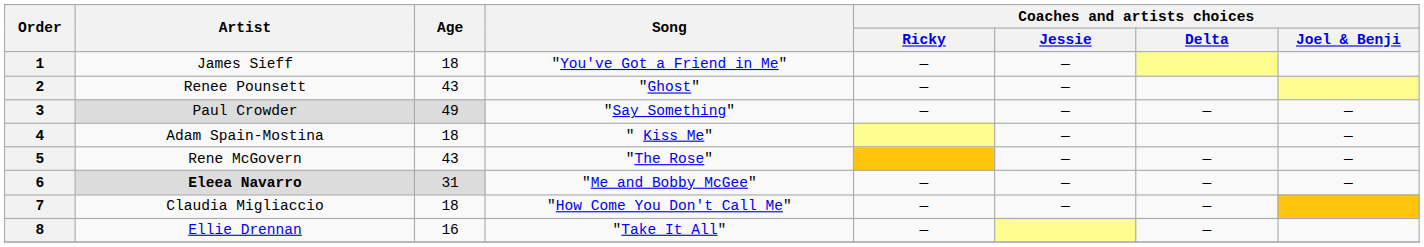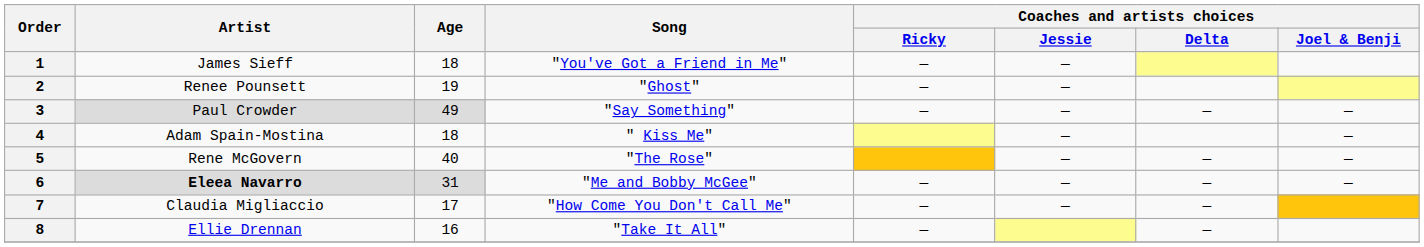(450, 88) 43 -> (450, 88) 19
(450, 159) 43 -> (450, 159) 40
(450, 206) 18 -> (450, 206) 17
